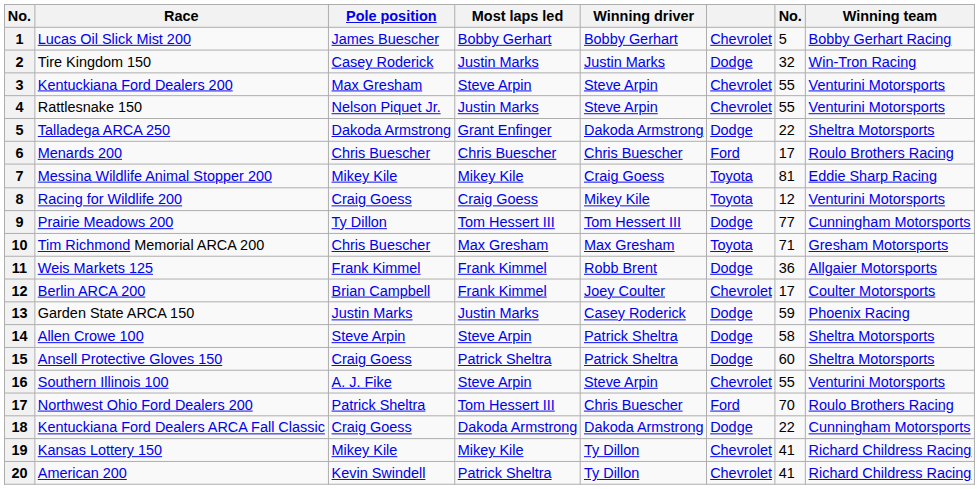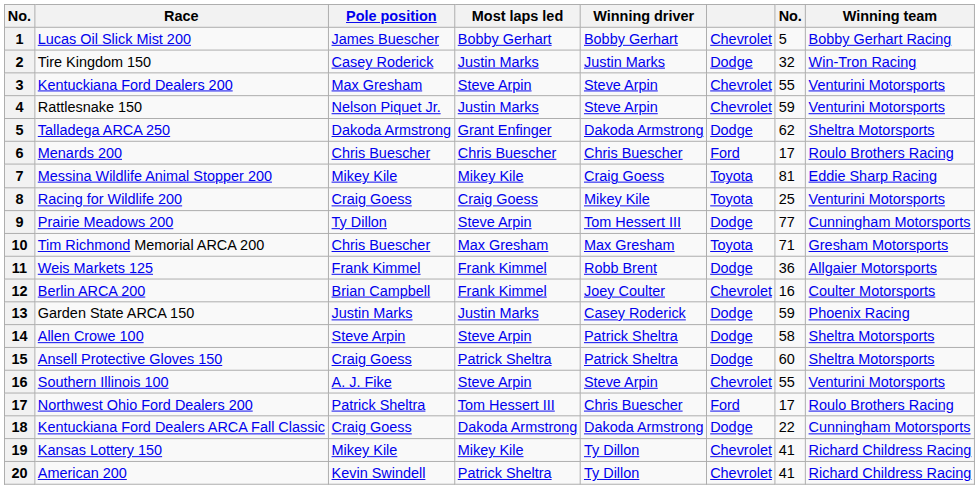(787, 108) 55 -> (787, 108) 59
(787, 130) 22 -> (787, 130) 62
(787, 199) 12 -> (787, 199) 25
(506, 222) Tom Hessert III -> (495, 222) Steve Arpin
(787, 290) 17 -> (787, 290) 16
(787, 405) 70 -> (787, 405) 17
